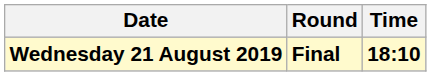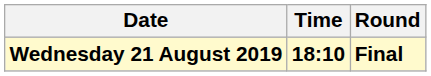columns swapped: (394, 20) <-> (325, 20)
